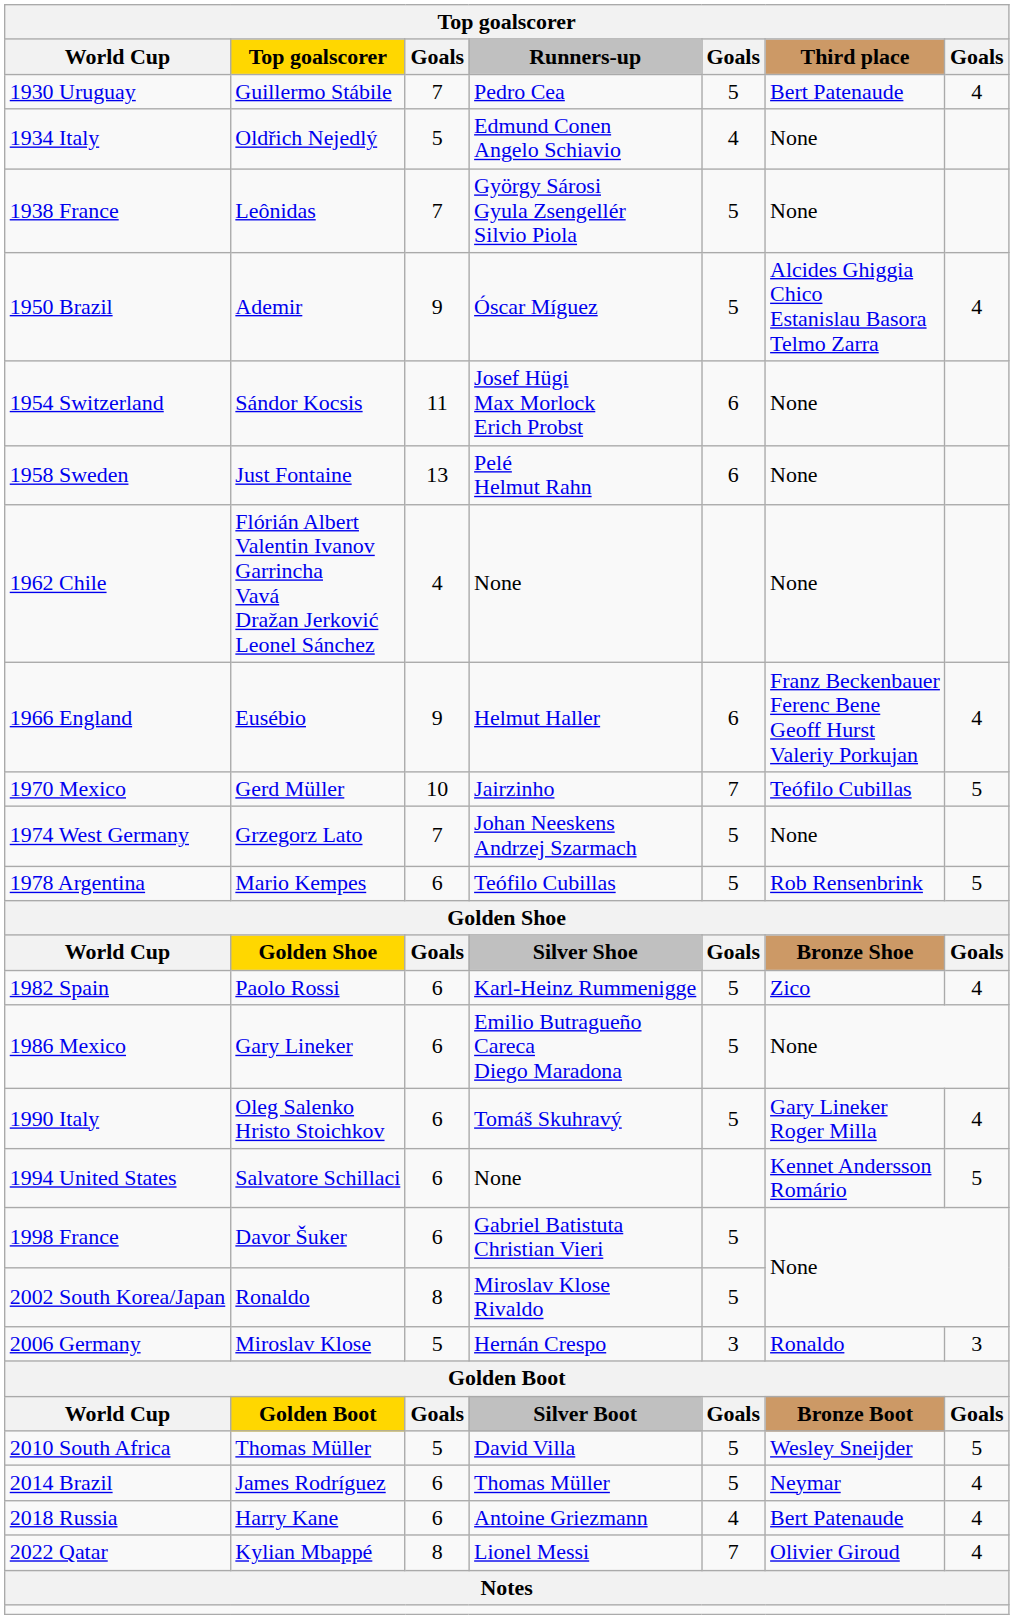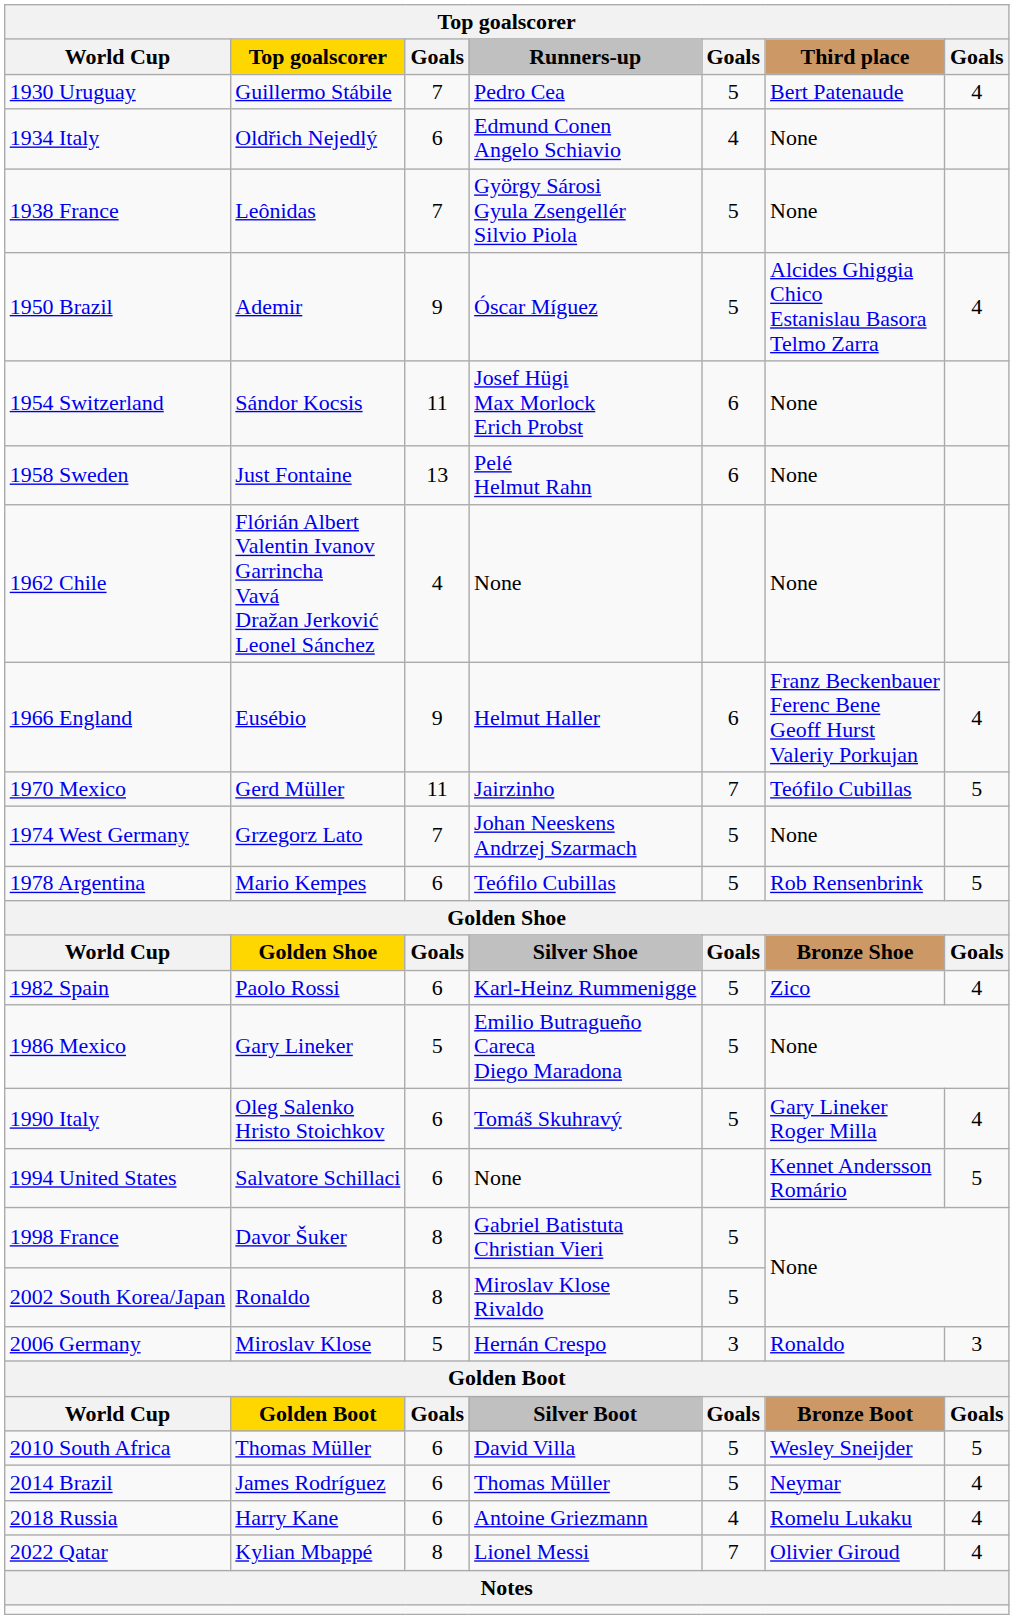(437, 138) 5 -> (437, 138) 6
(437, 788) 10 -> (437, 788) 11
(437, 1046) 6 -> (437, 1046) 5
(437, 1237) 6 -> (437, 1237) 8
(437, 1448) 5 -> (437, 1448) 6
(837, 1517) Bert Patenaude -> (841, 1517) Romelu Lukaku
